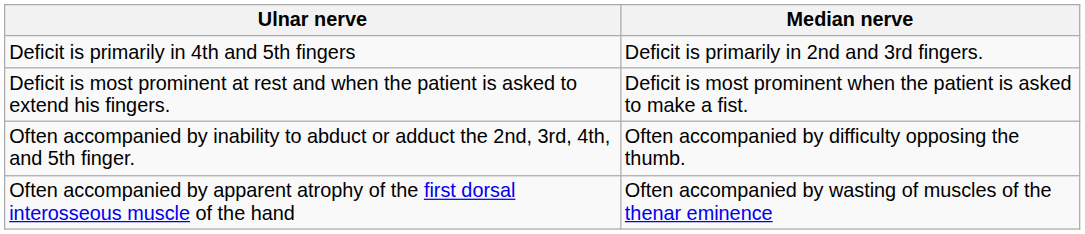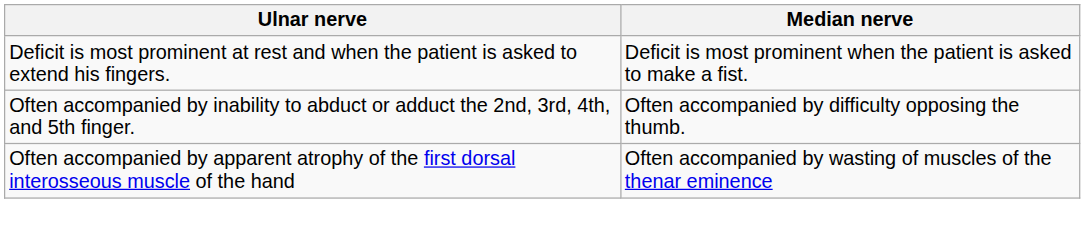- row: (182, 51)
